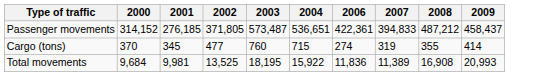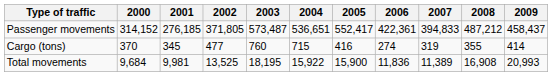+ column: (354, 12)
